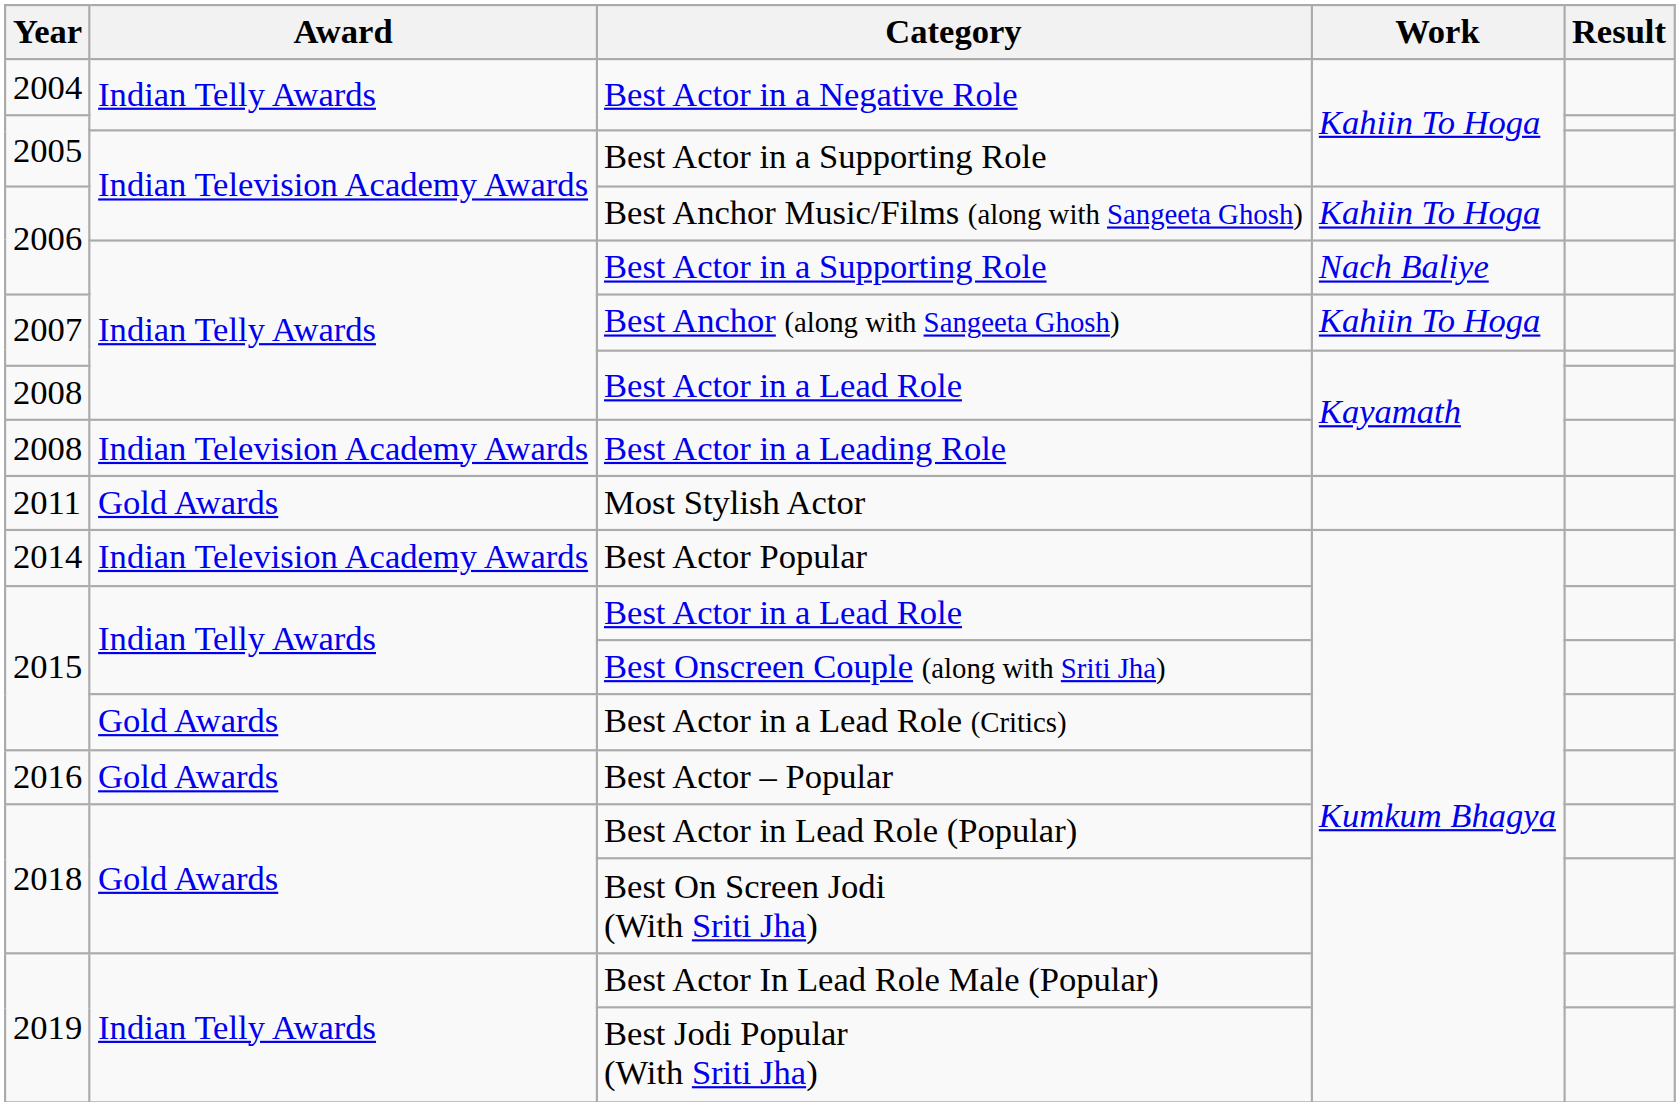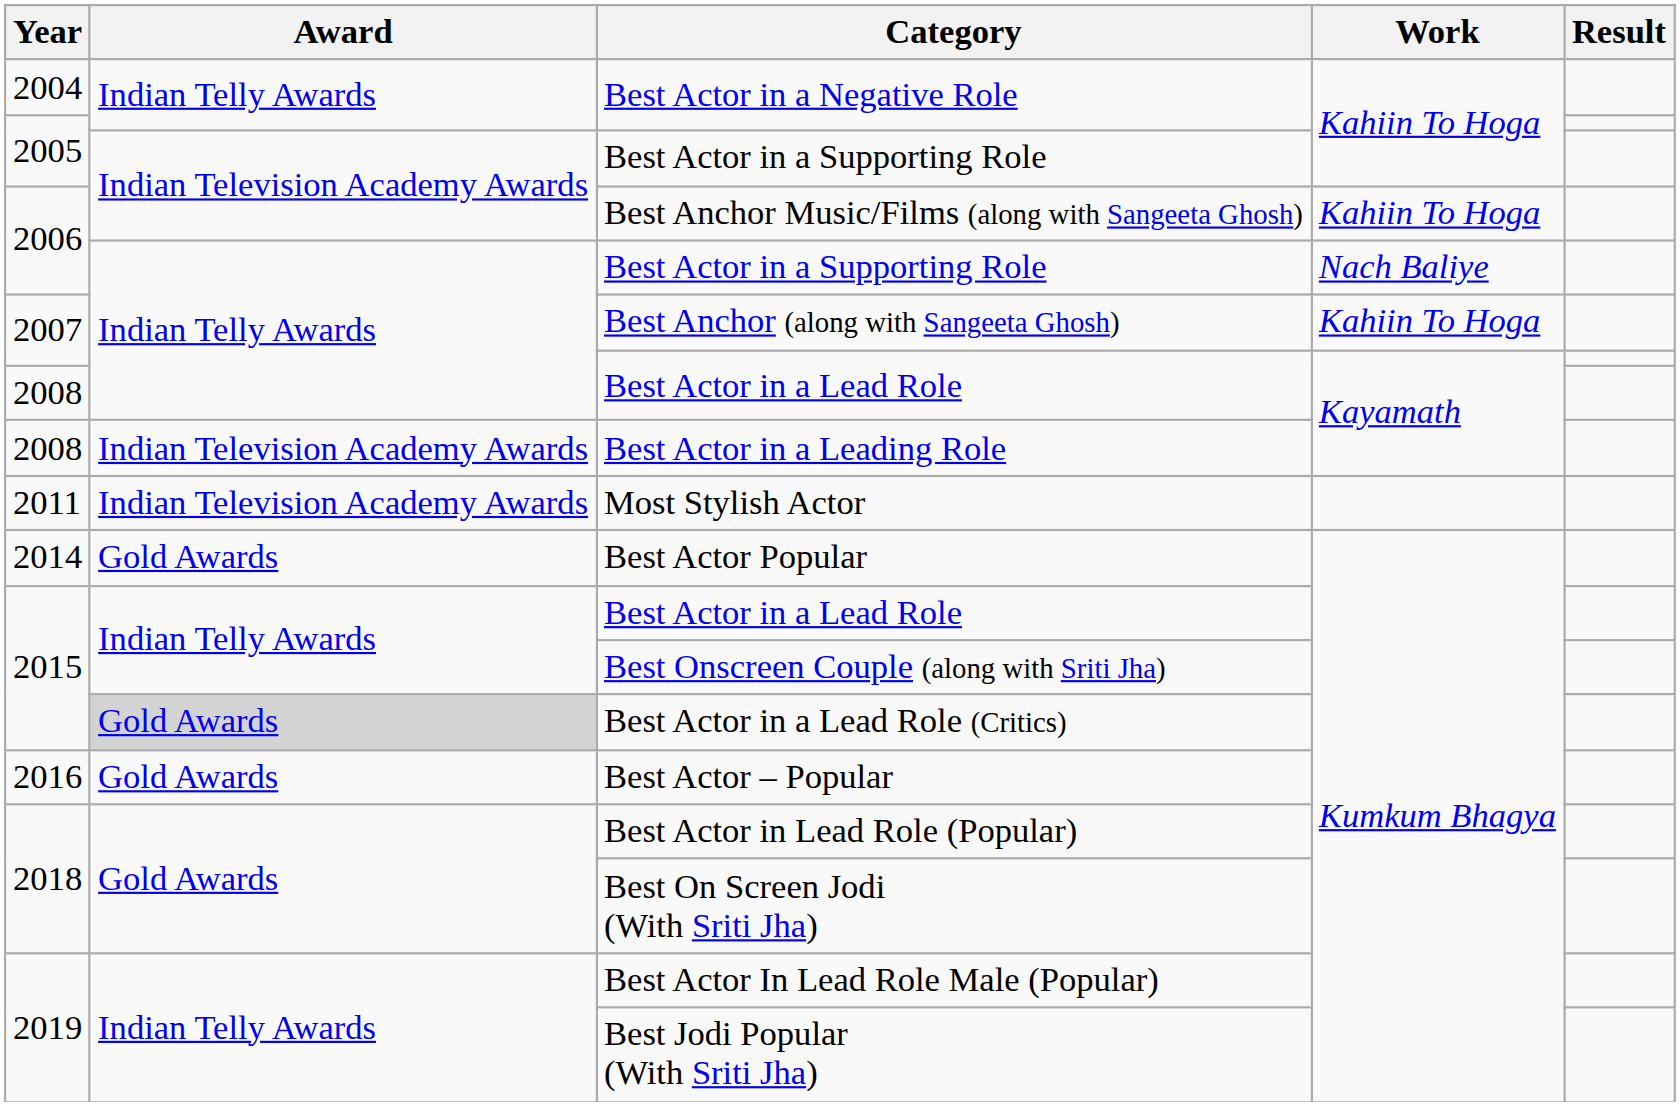(188, 502) Gold Awards -> (343, 502) Indian Television Academy Awards
(343, 557) Indian Television Academy Awards -> (188, 557) Gold Awards
(188, 721) no background -> (188, 721) lightgrey background
